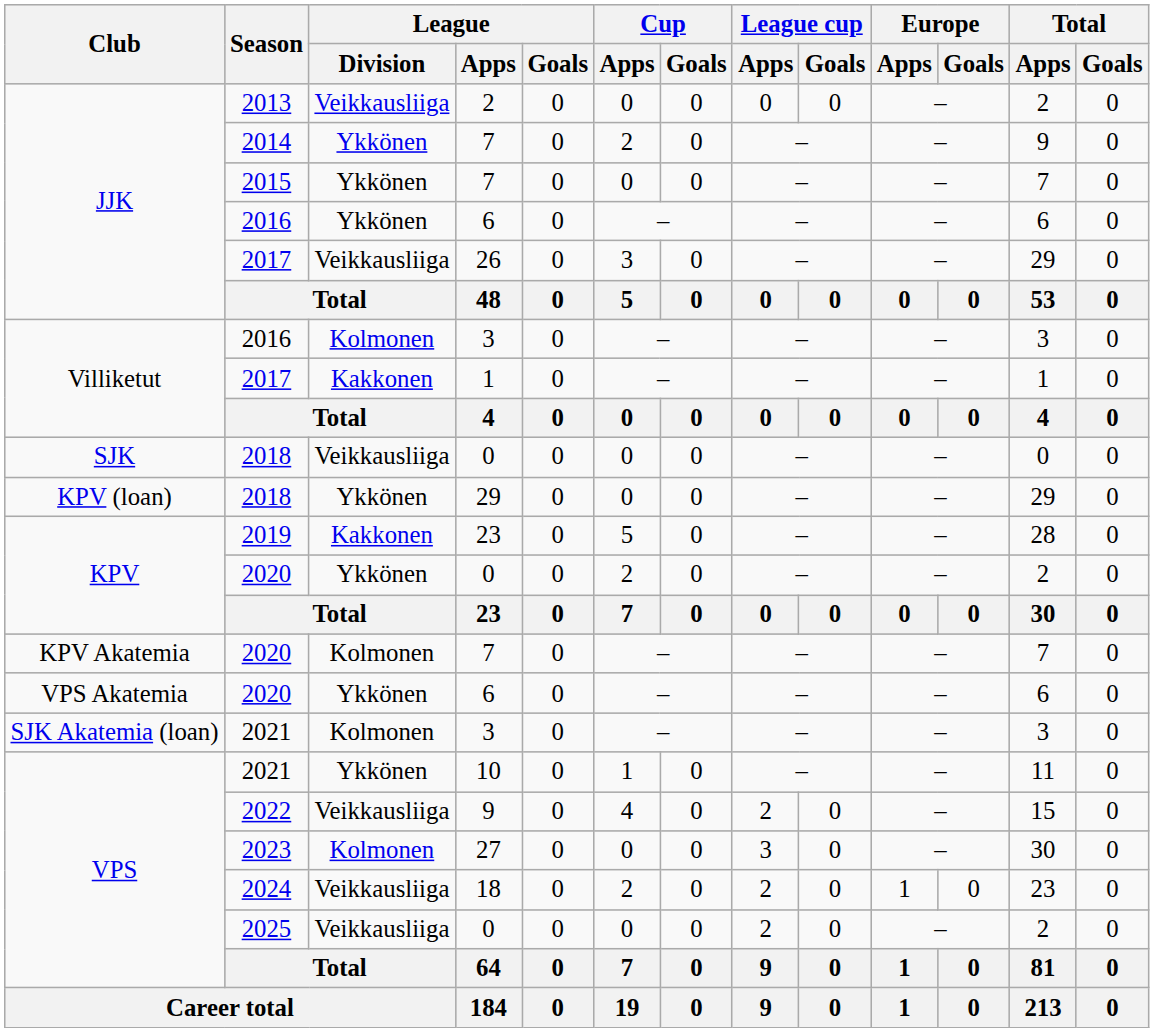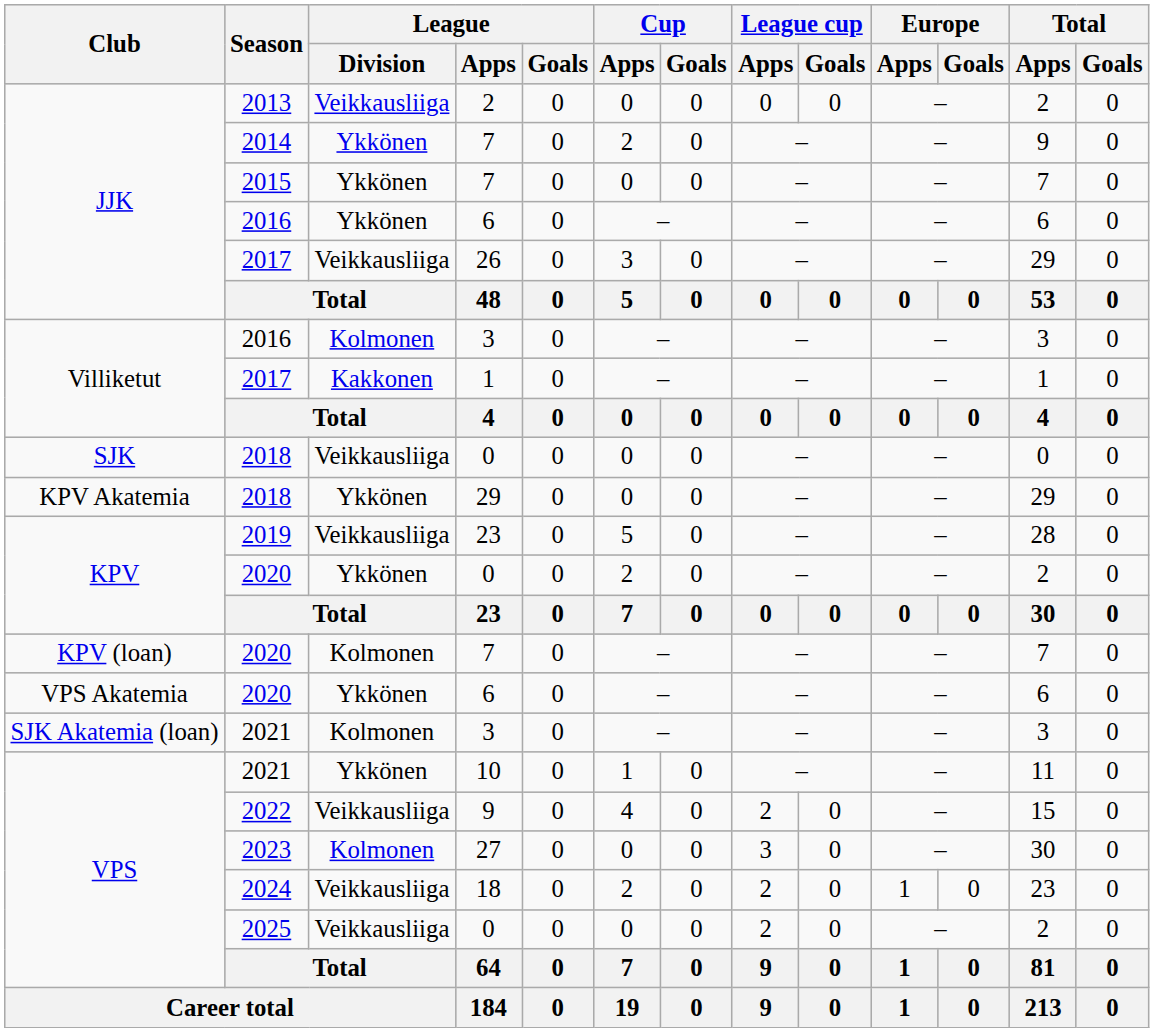(114, 496) KPV (loan) -> (114, 496) KPV Akatemia
(382, 535) Kakkonen -> (382, 535) Veikkausliiga
(114, 653) KPV Akatemia -> (114, 653) KPV (loan)
